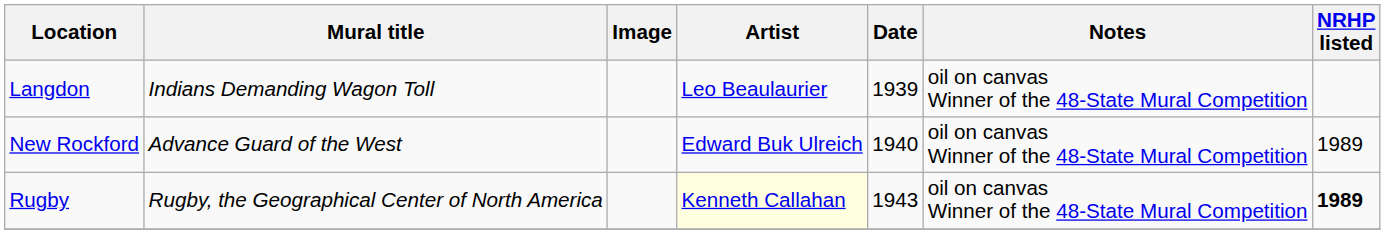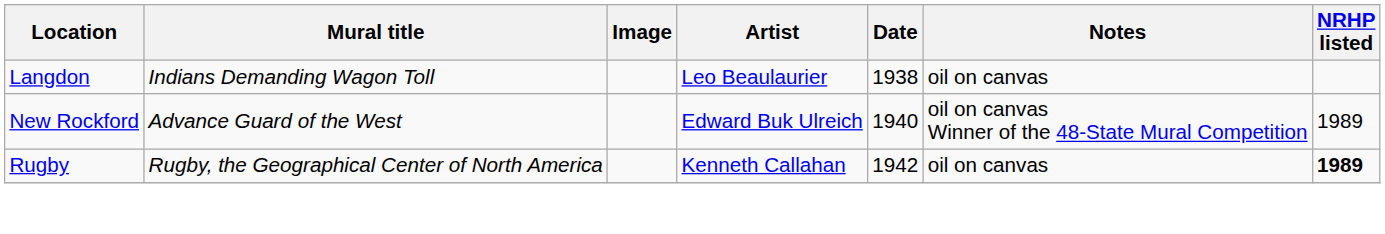(895, 88) 1939 -> (895, 76) 1938
(1118, 88) oil on canvas Winner of the 48-State Mural Competition -> (988, 76) oil on canvas
(764, 200) lightyellow background -> (764, 165) no background
(895, 200) 1943 -> (895, 165) 1942
(1118, 200) oil on canvas Winner of the 48-State Mural Competition -> (988, 165) oil on canvas
